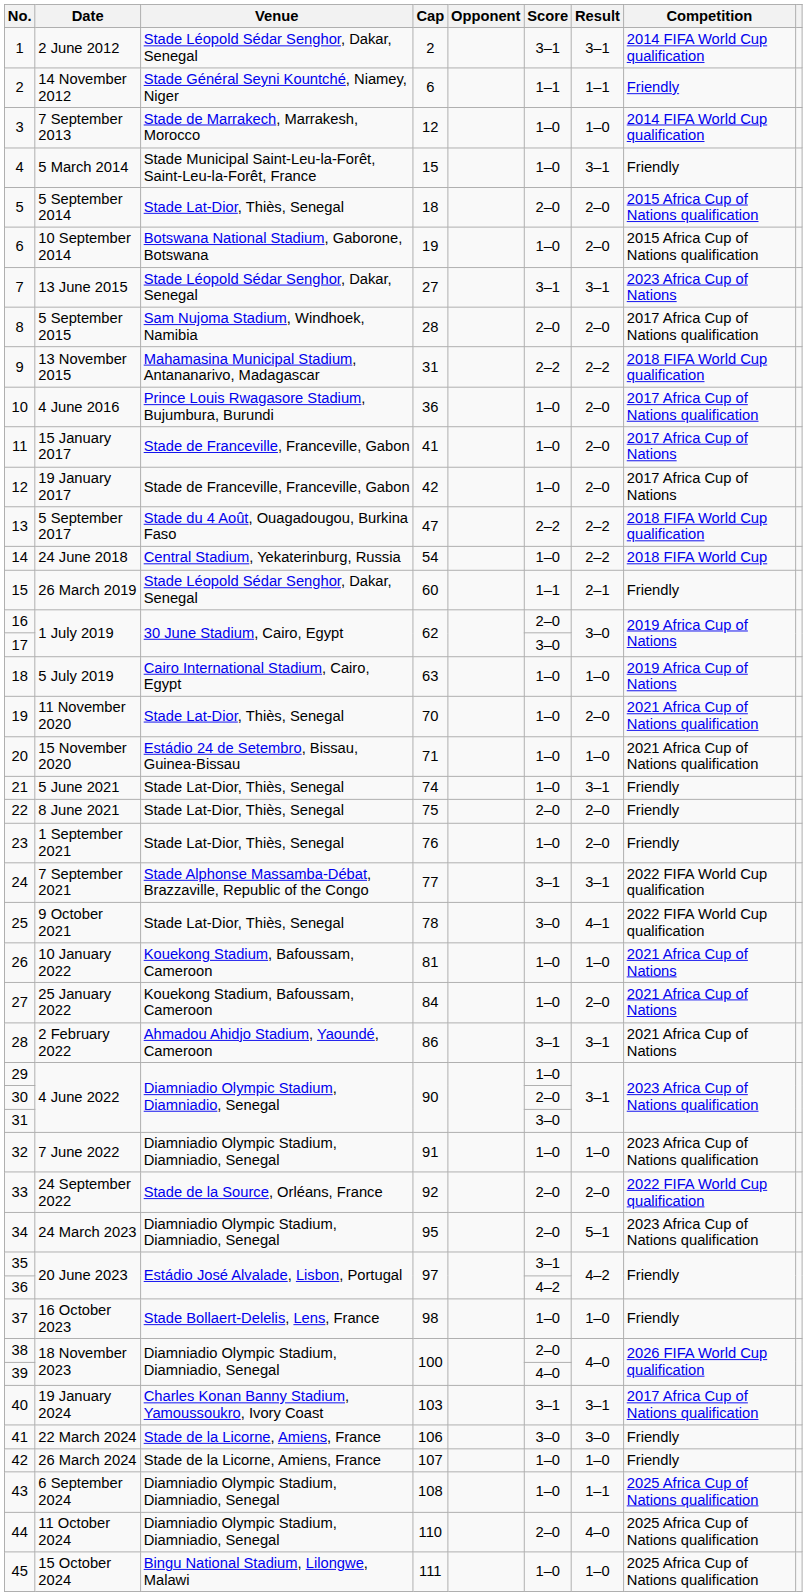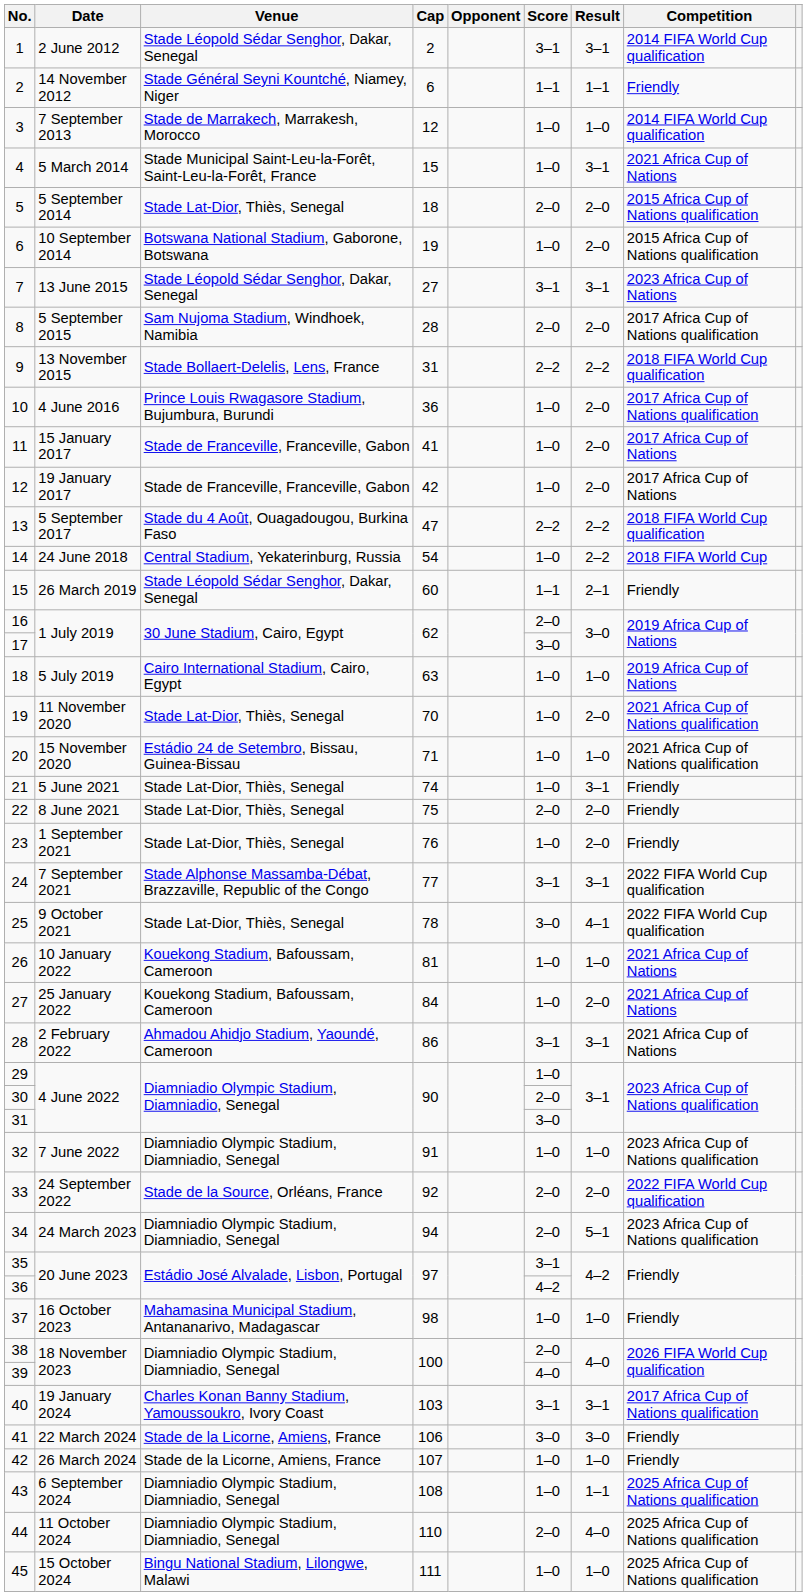(653, 167) Friendly -> (687, 167) 2021 Africa Cup of Nations
(250, 367) Mahamasina Municipal Stadium, Antananarivo, Madagascar -> (262, 367) Stade Bollaert-Delelis, Lens, France
(430, 1232) 95 -> (430, 1232) 94
(262, 1318) Stade Bollaert-Delelis, Lens, France -> (250, 1318) Mahamasina Municipal Stadium, Antananarivo, Madagascar
